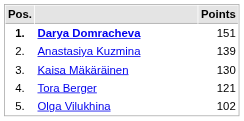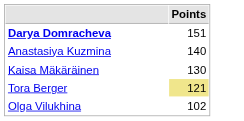- column: (20, 14)
(226, 51) 139 -> (197, 51) 140
(226, 88) no background -> (197, 88) khaki background
